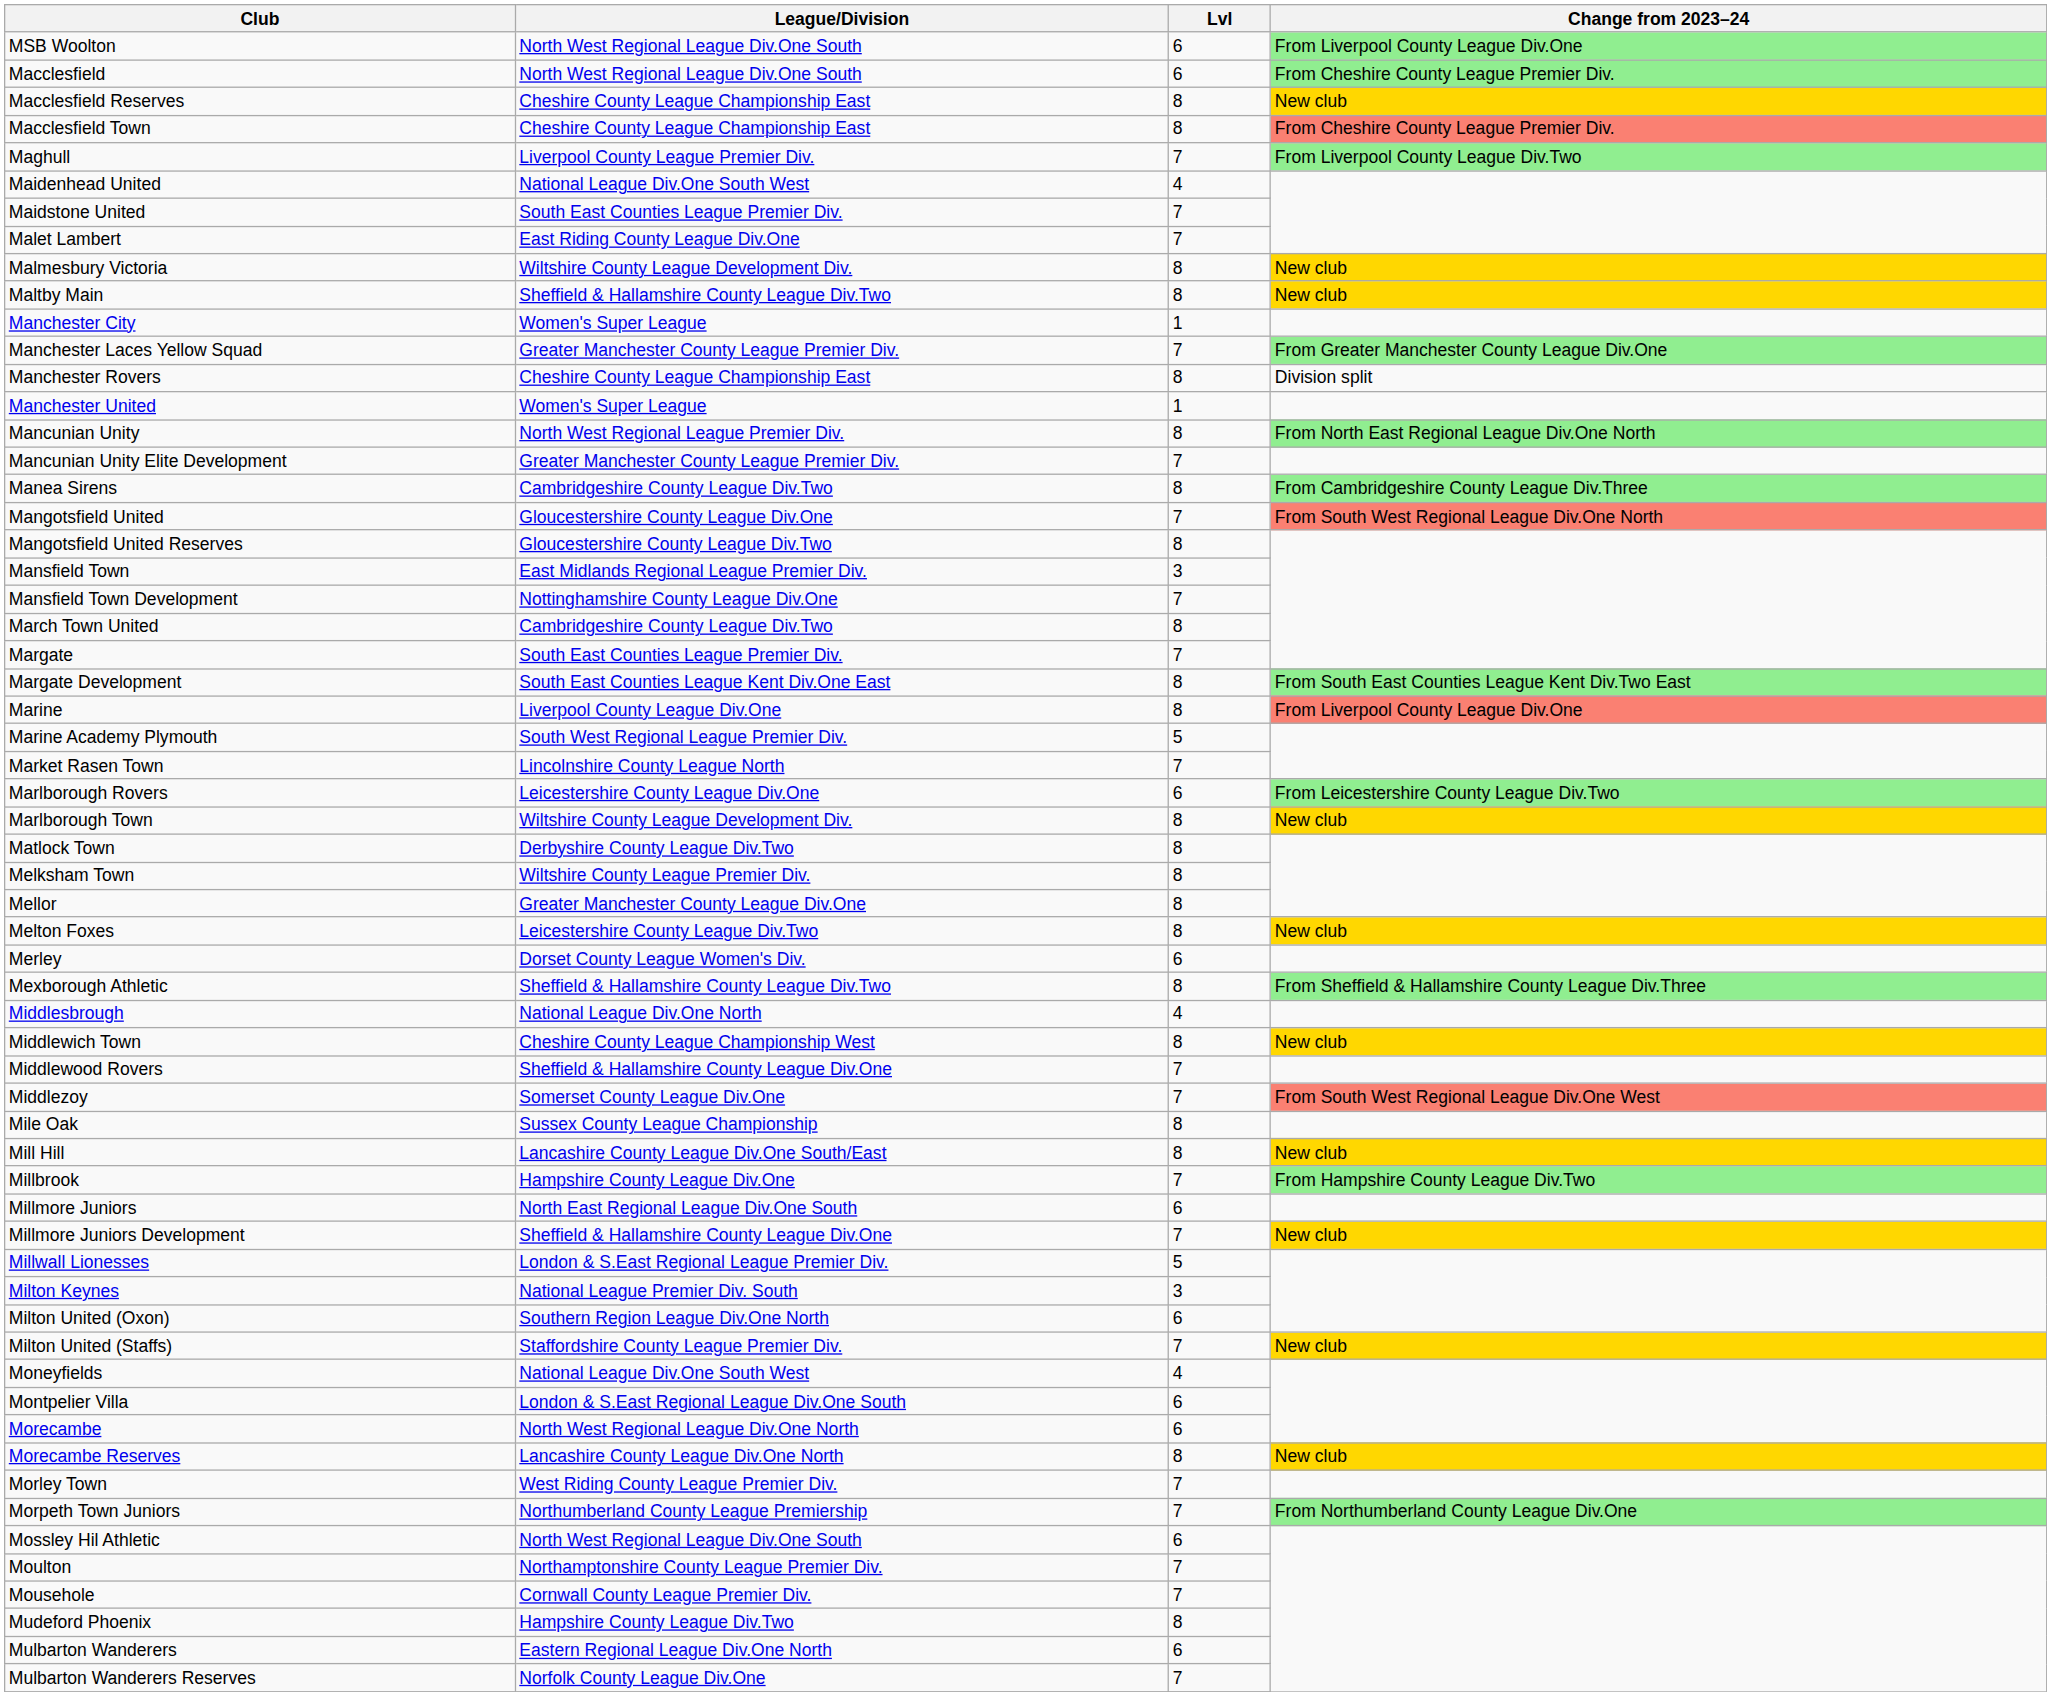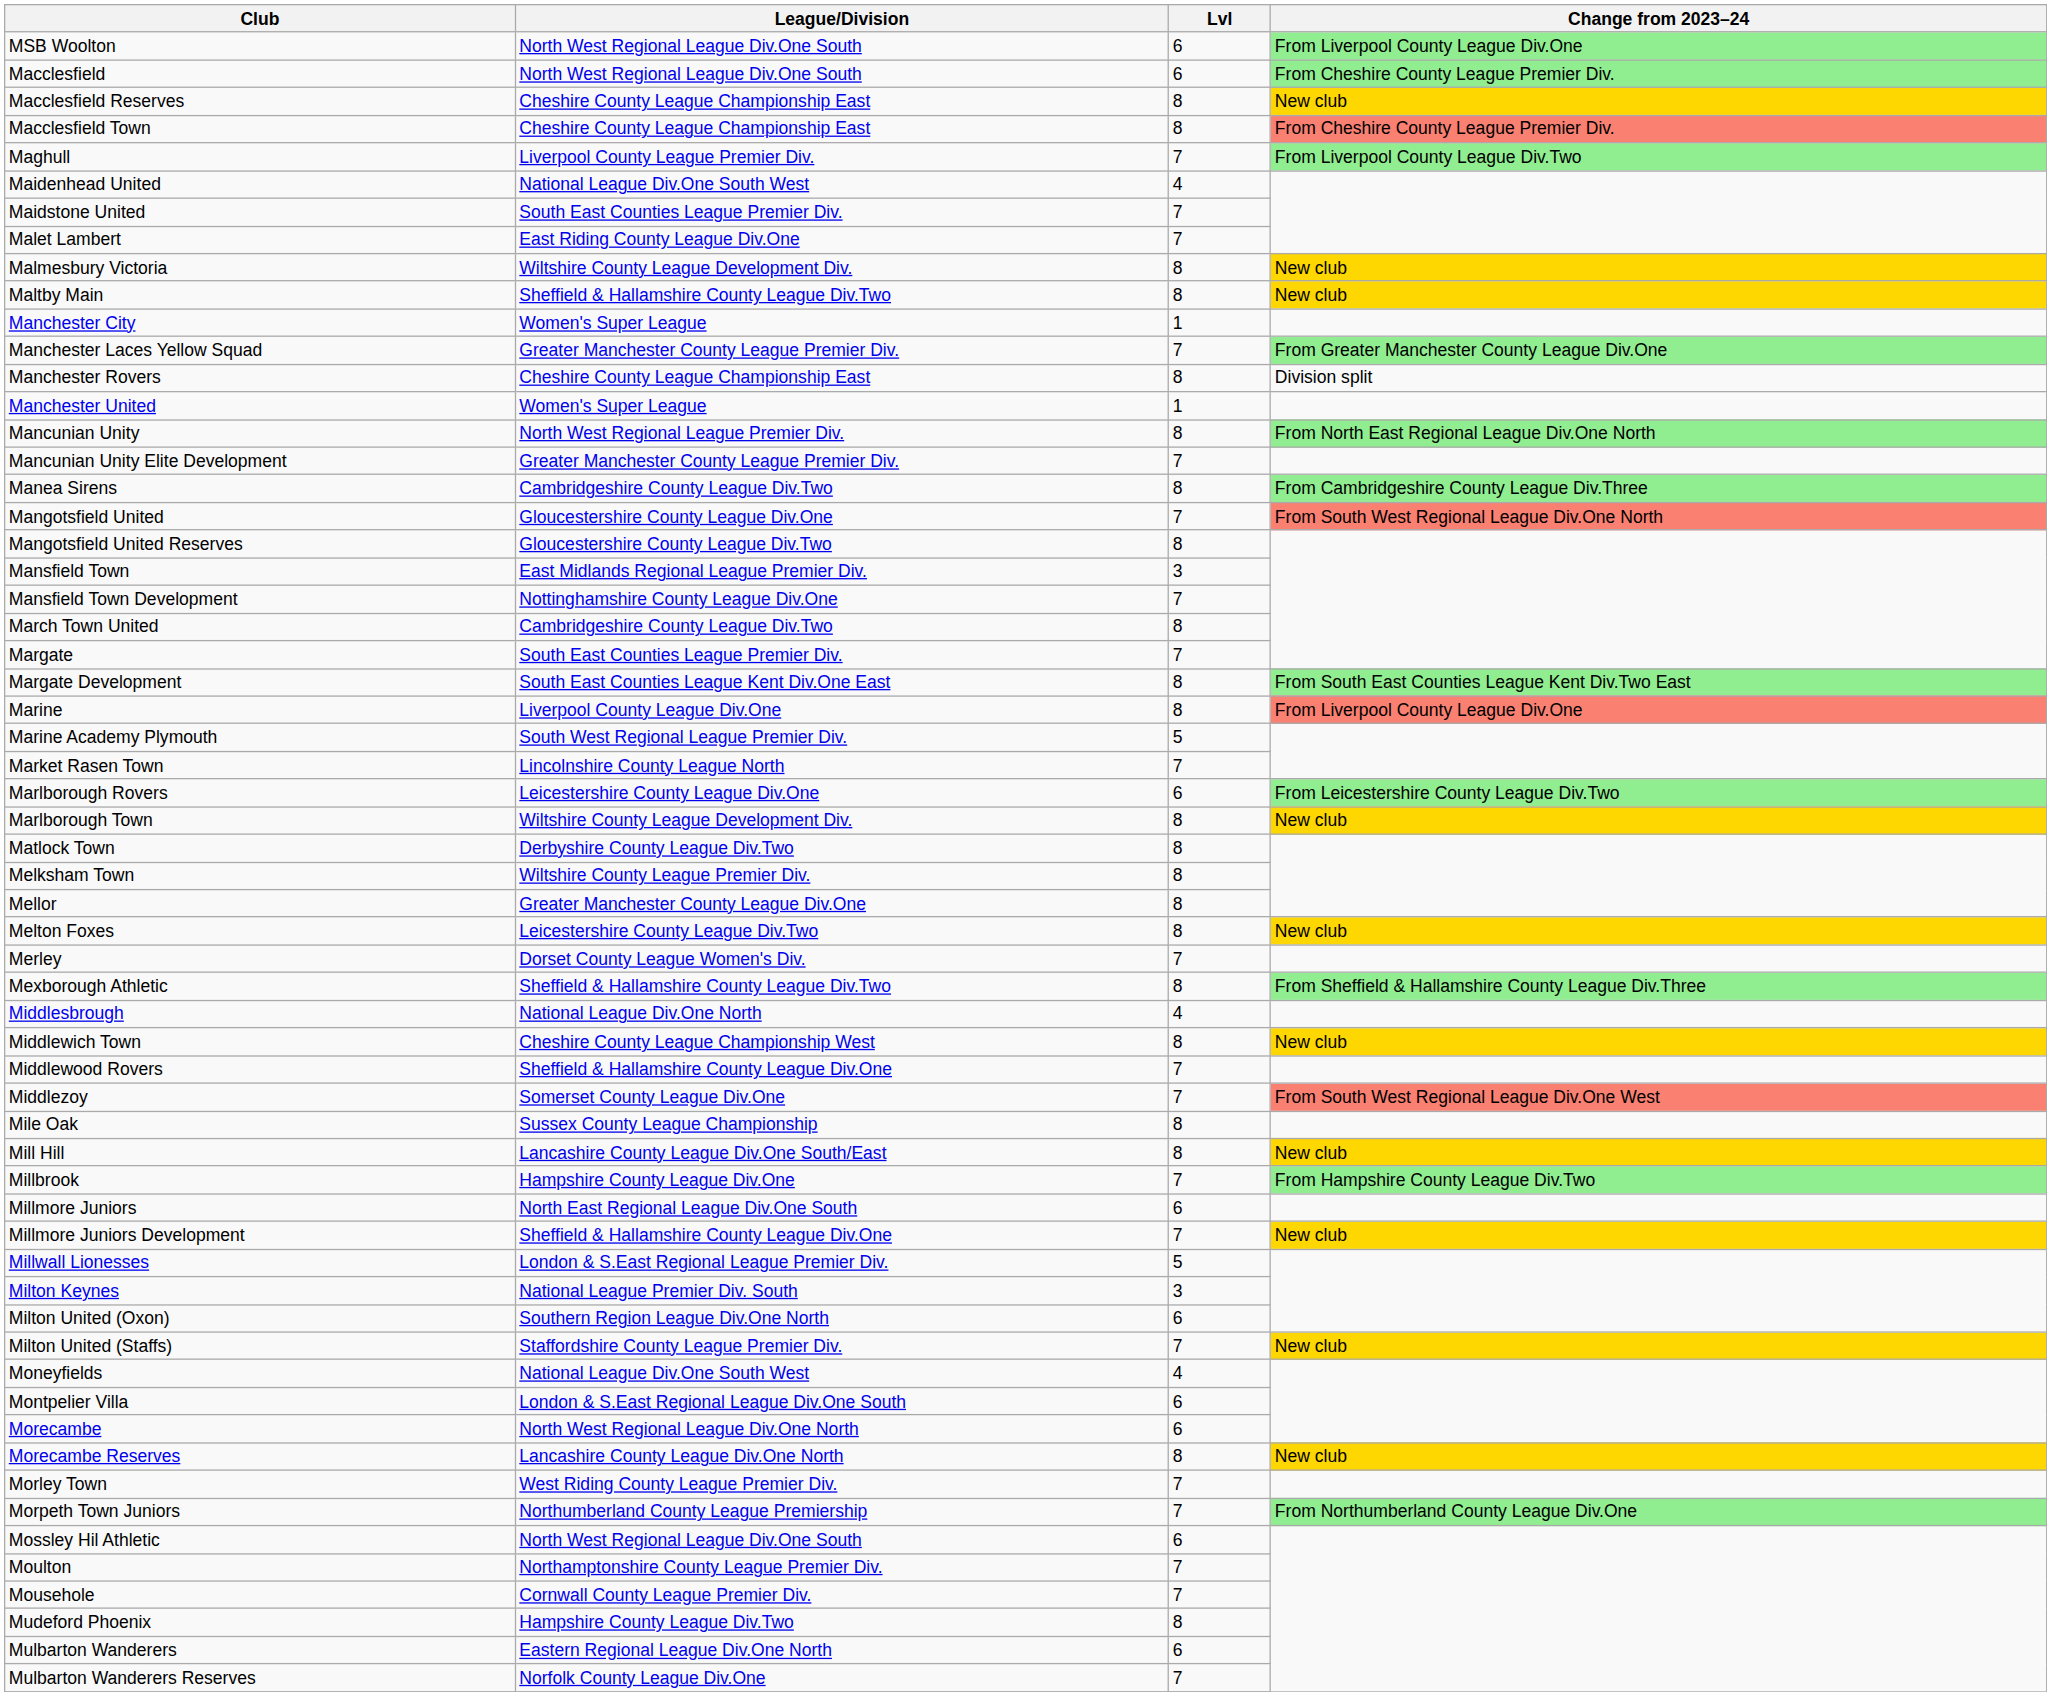(1178, 958) 6 -> (1178, 958) 7
